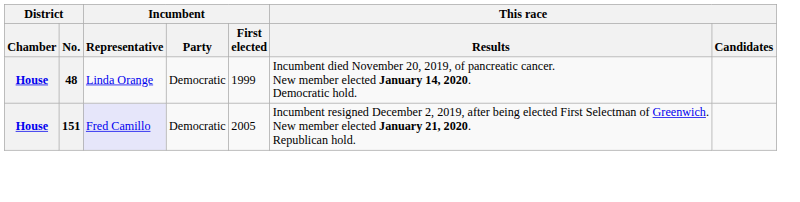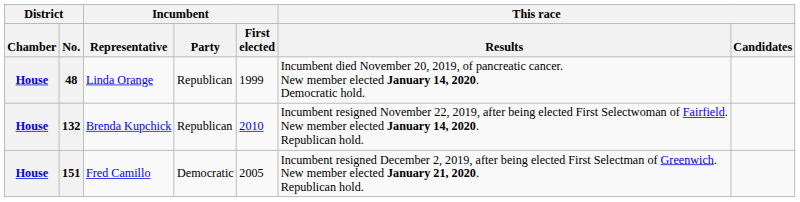(197, 80) Democratic -> (205, 80) Republican
+ row: (71, 126)
(118, 126) lavender background -> (118, 173) no background
